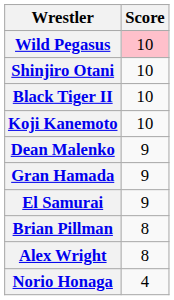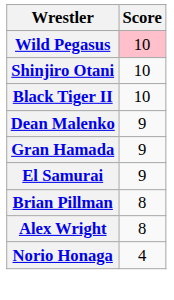- row: (63, 123)
